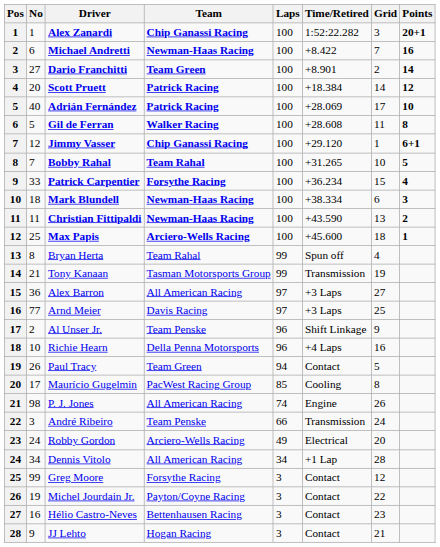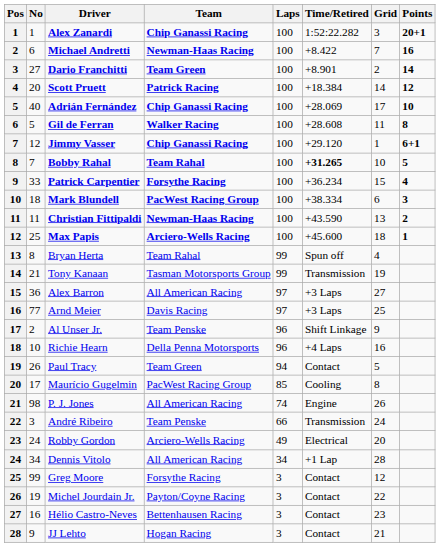(183, 106) Patrick Racing -> (197, 106) Chip Ganassi Racing
(324, 162) normal -> (324, 162) bold
(200, 199) Newman-Haas Racing -> (203, 199) PacWest Racing Group
